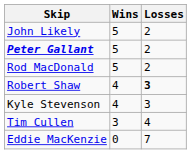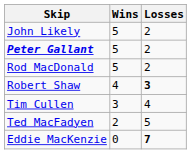- row: (54, 103)
+ row: (50, 121)
(147, 139) normal -> (147, 139) bold
